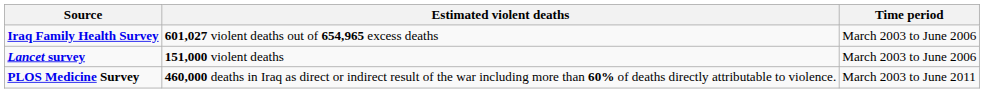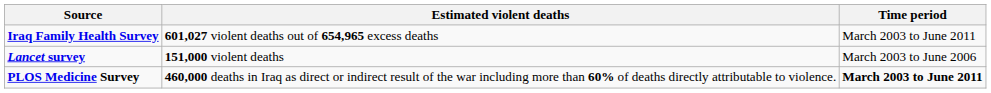(909, 35) March 2003 to June 2006 -> (909, 35) March 2003 to June 2011
(909, 77) normal -> (912, 77) bold
